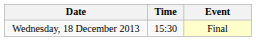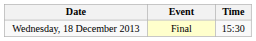columns swapped: (166, 12) <-> (218, 12)
